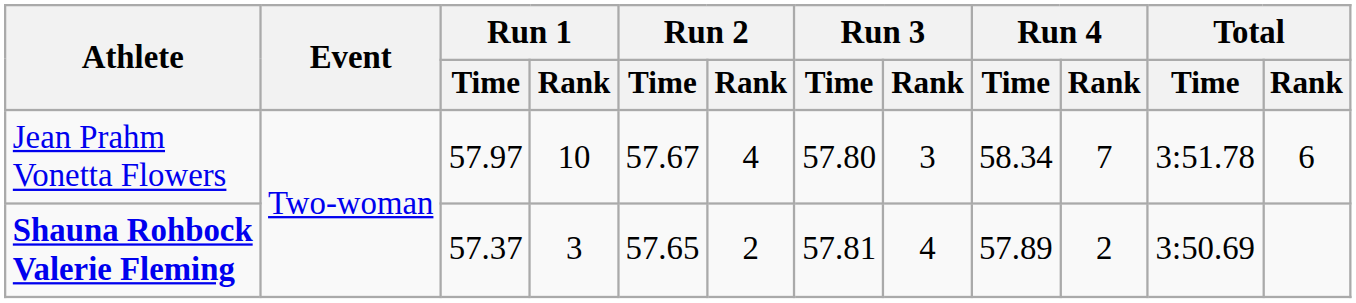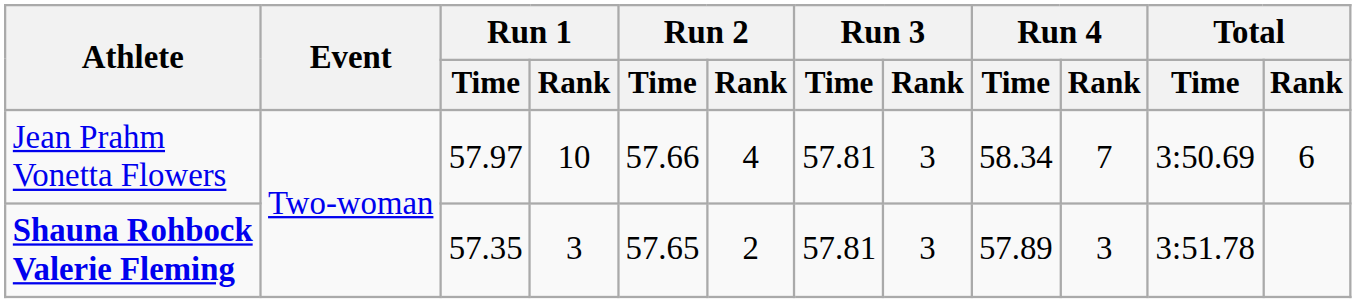(662, 156) 57.67 -> (662, 156) 57.66
(839, 156) 57.80 -> (839, 156) 57.81
(1205, 156) 3:51.78 -> (1205, 156) 3:50.69
(486, 249) 57.37 -> (486, 249) 57.35
(927, 249) 4 -> (927, 249) 3
(1104, 249) 2 -> (1104, 249) 3
(1205, 249) 3:50.69 -> (1205, 249) 3:51.78
